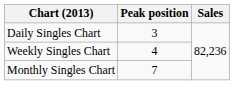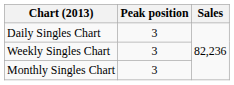(154, 51) 4 -> (154, 51) 3
(154, 70) 7 -> (154, 70) 3
